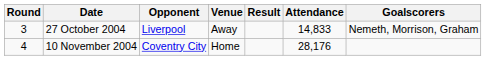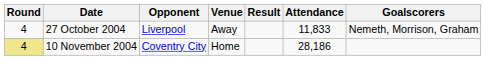(24, 30) 3 -> (24, 30) 4
(315, 30) 14,833 -> (315, 30) 11,833
(24, 47) no background -> (24, 47) khaki background
(315, 47) 28,176 -> (315, 47) 28,186
